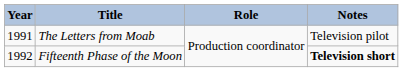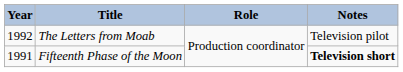(20, 35) 1991 -> (20, 35) 1992
(20, 56) 1992 -> (20, 56) 1991
